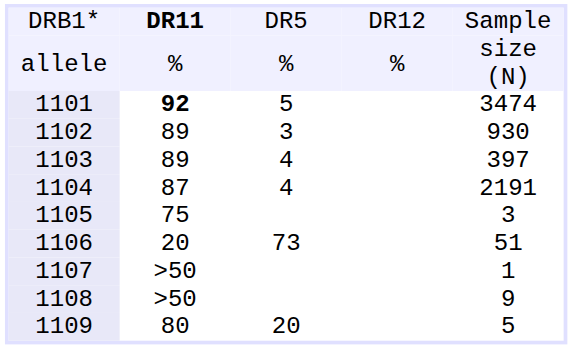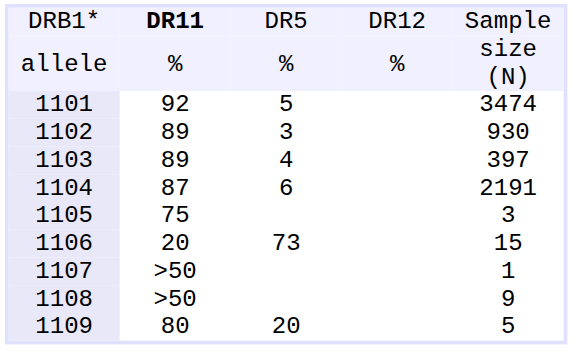(175, 105) bold -> (175, 105) normal
(286, 188) 4 -> (286, 188) 6
(508, 244) 51 -> (508, 244) 15
